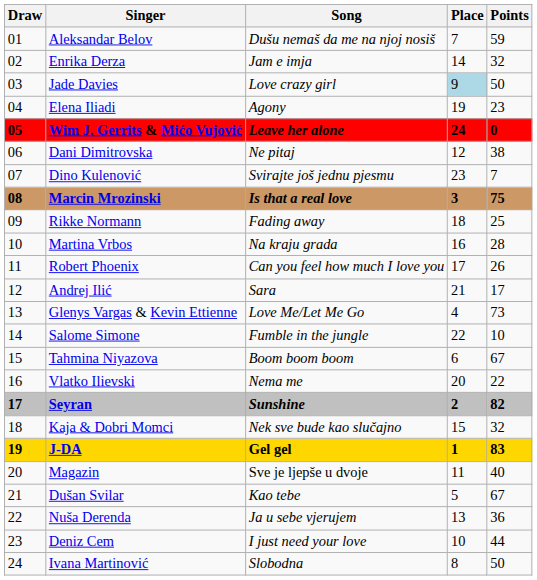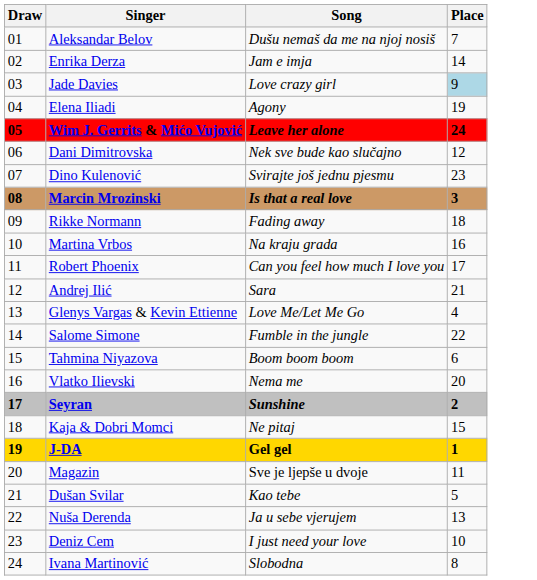- column: (510, 15)
(272, 152) Ne pitaj -> (325, 152) Nek sve bude kao slučajno
(325, 426) Nek sve bude kao slučajno -> (272, 426) Ne pitaj
